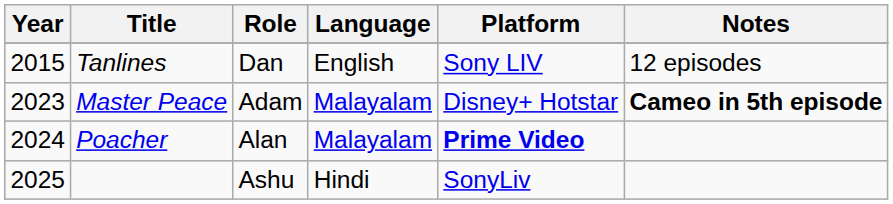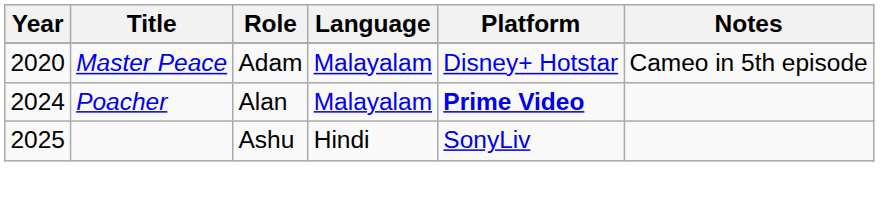- row: (121, 62)
(38, 101) 2023 -> (38, 62) 2020
(756, 101) bold -> (749, 62) normal
